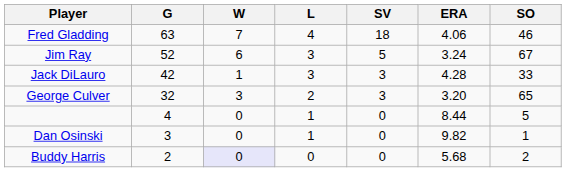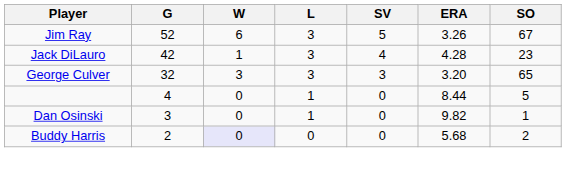- row: (68, 34)
(454, 55) 3.24 -> (454, 34) 3.26
(382, 75) 3 -> (382, 55) 4
(526, 75) 33 -> (526, 55) 23
(311, 95) 2 -> (311, 75) 3
